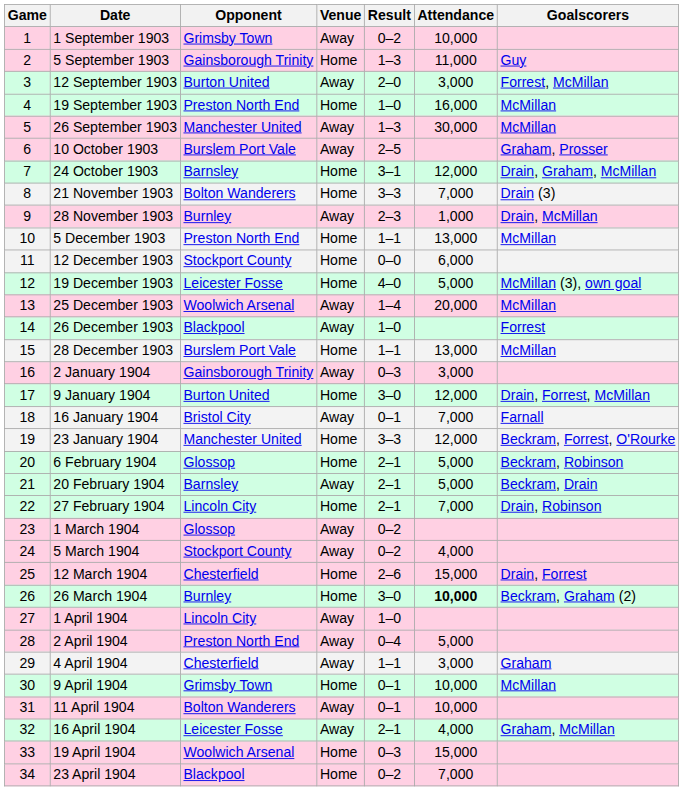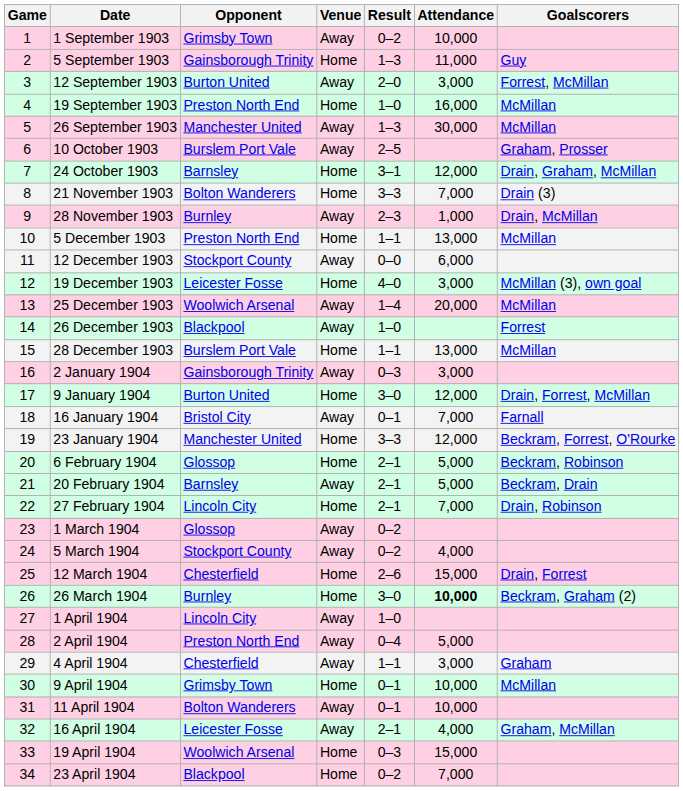(339, 261) Home -> (337, 261) Away
(456, 283) 5,000 -> (456, 283) 3,000
